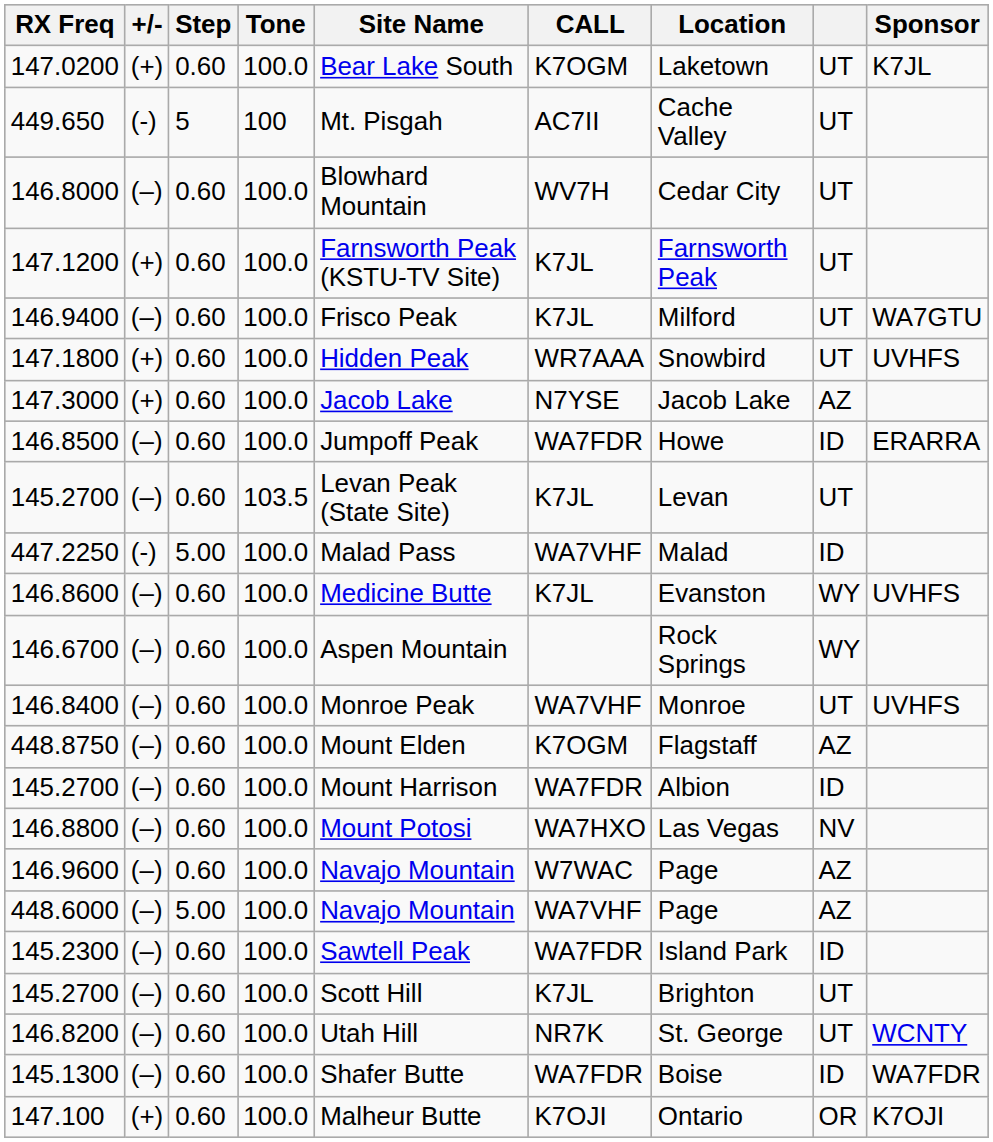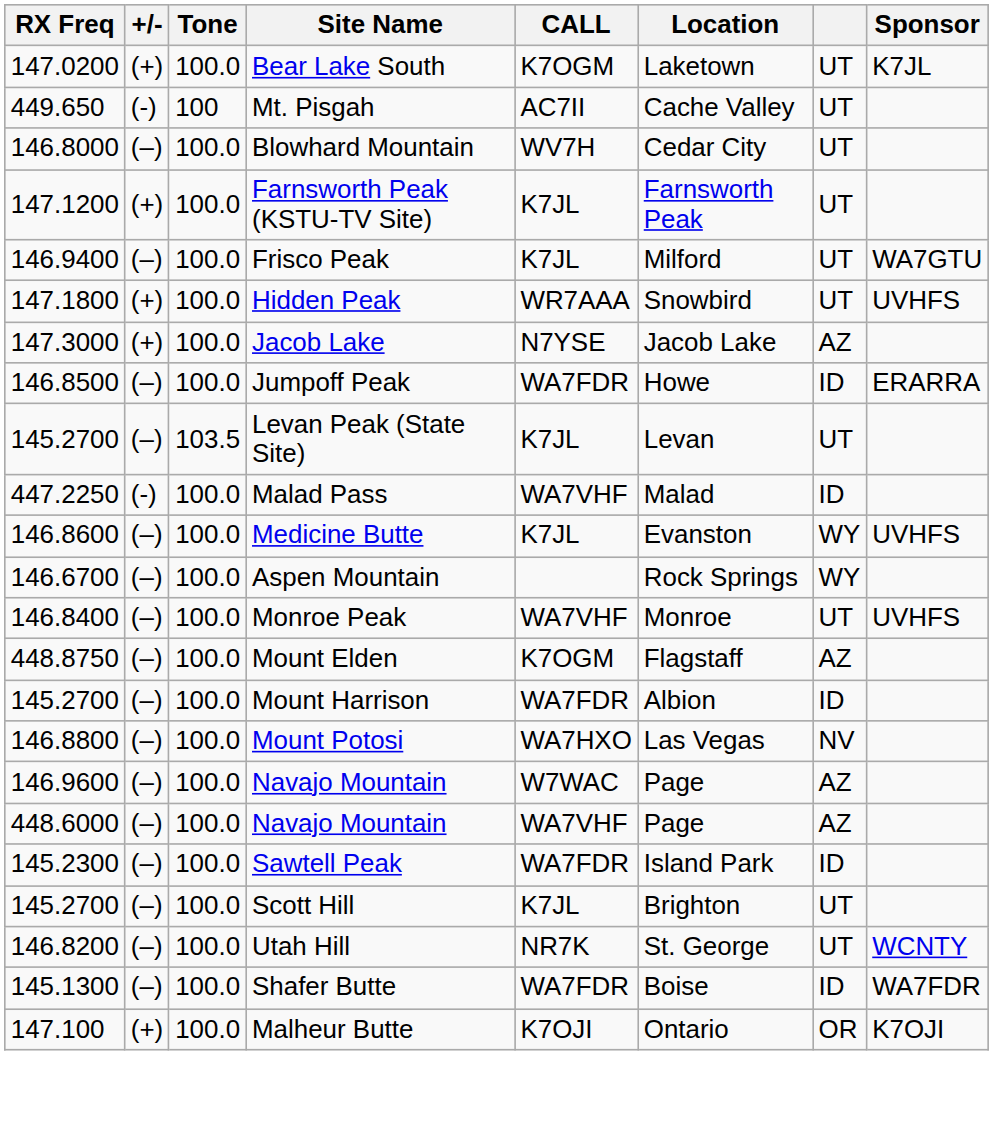- column: (203, 25)
